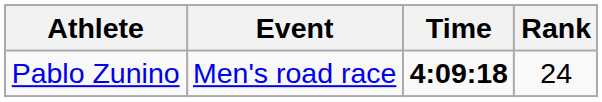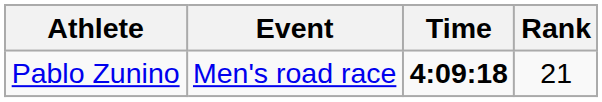(556, 73) 24 -> (556, 73) 21
